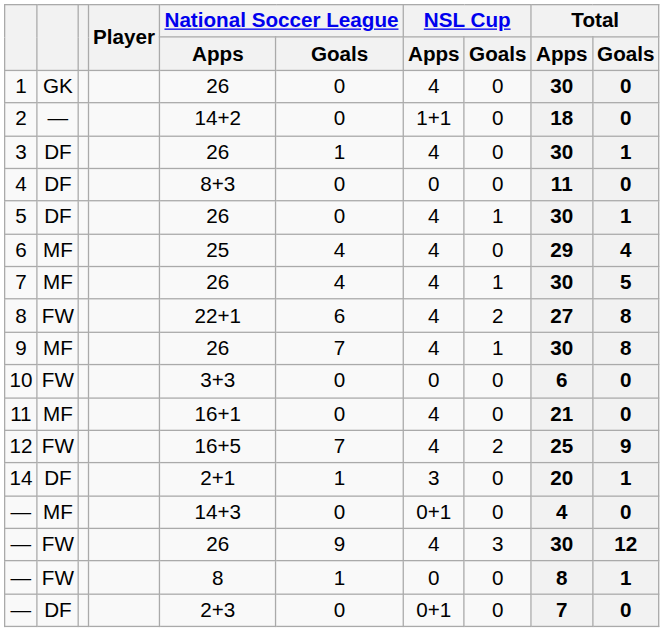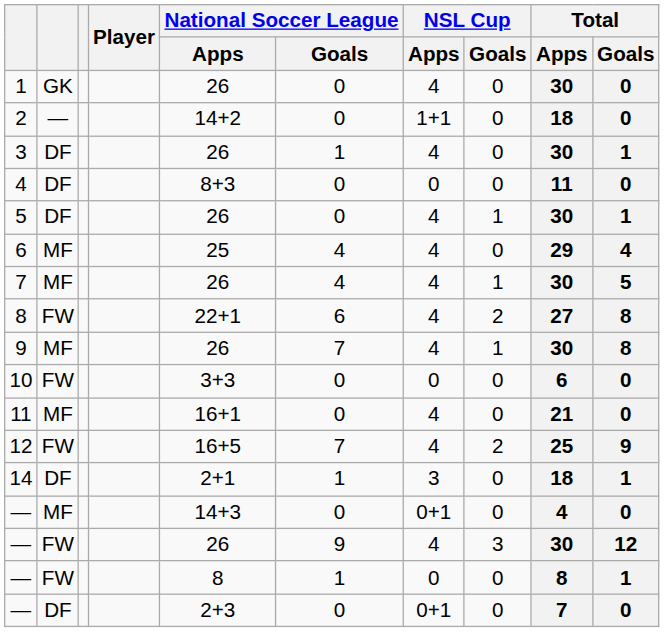(562, 479) 20 -> (562, 479) 18
